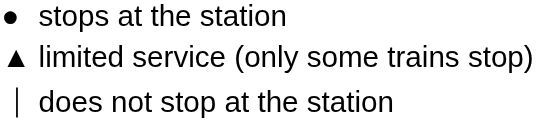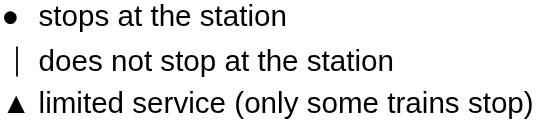rows swapped: (216, 100) <-> (286, 57)
